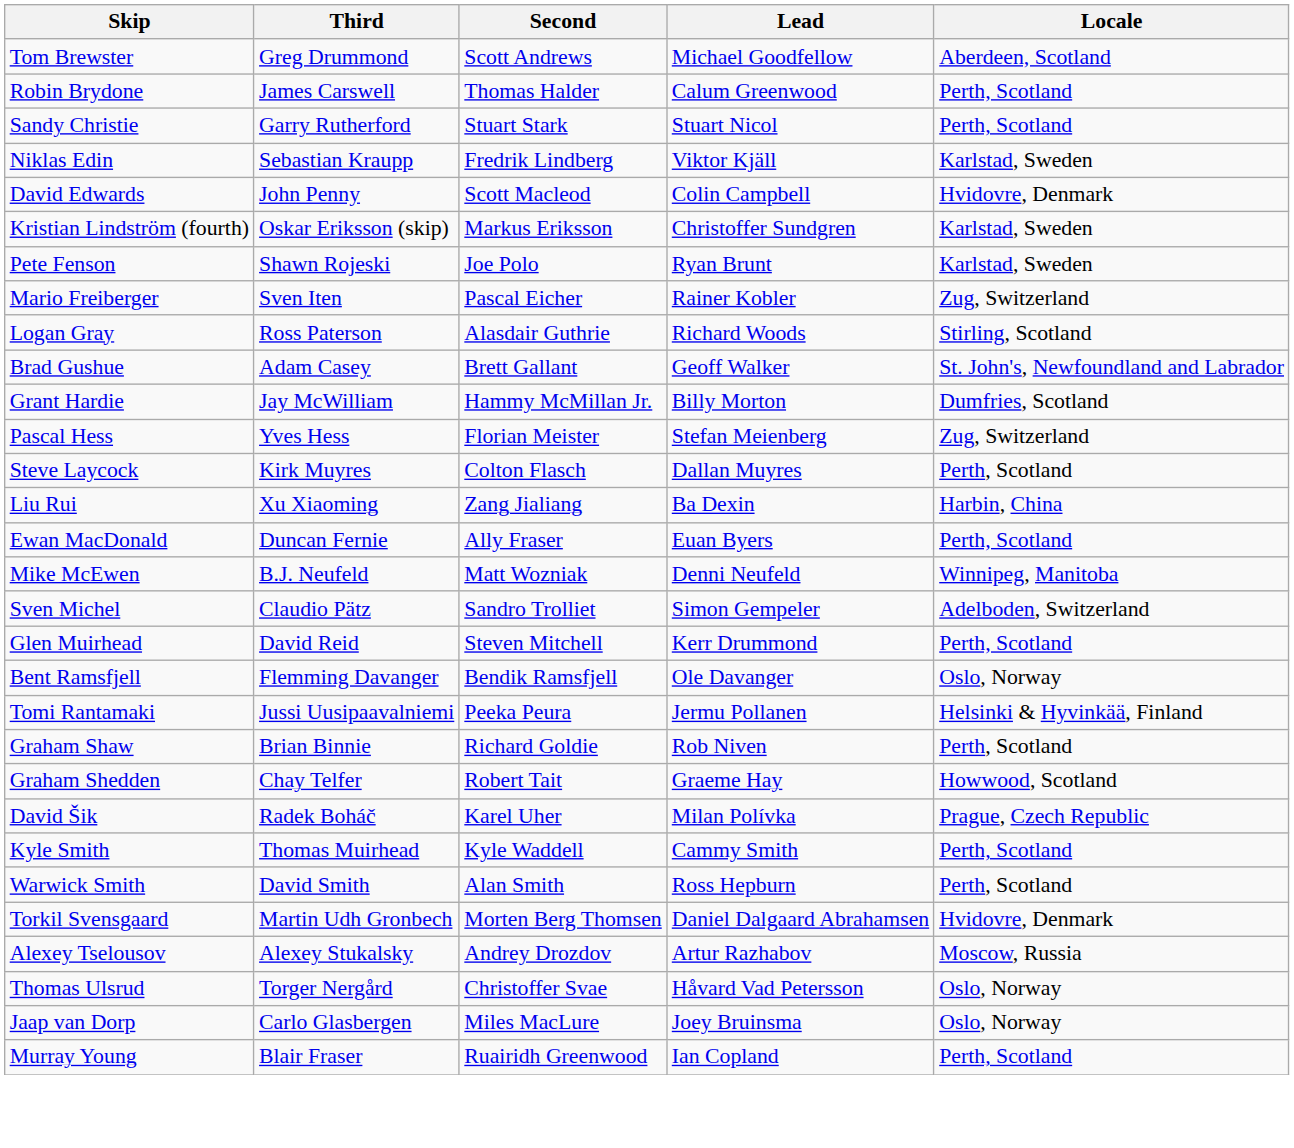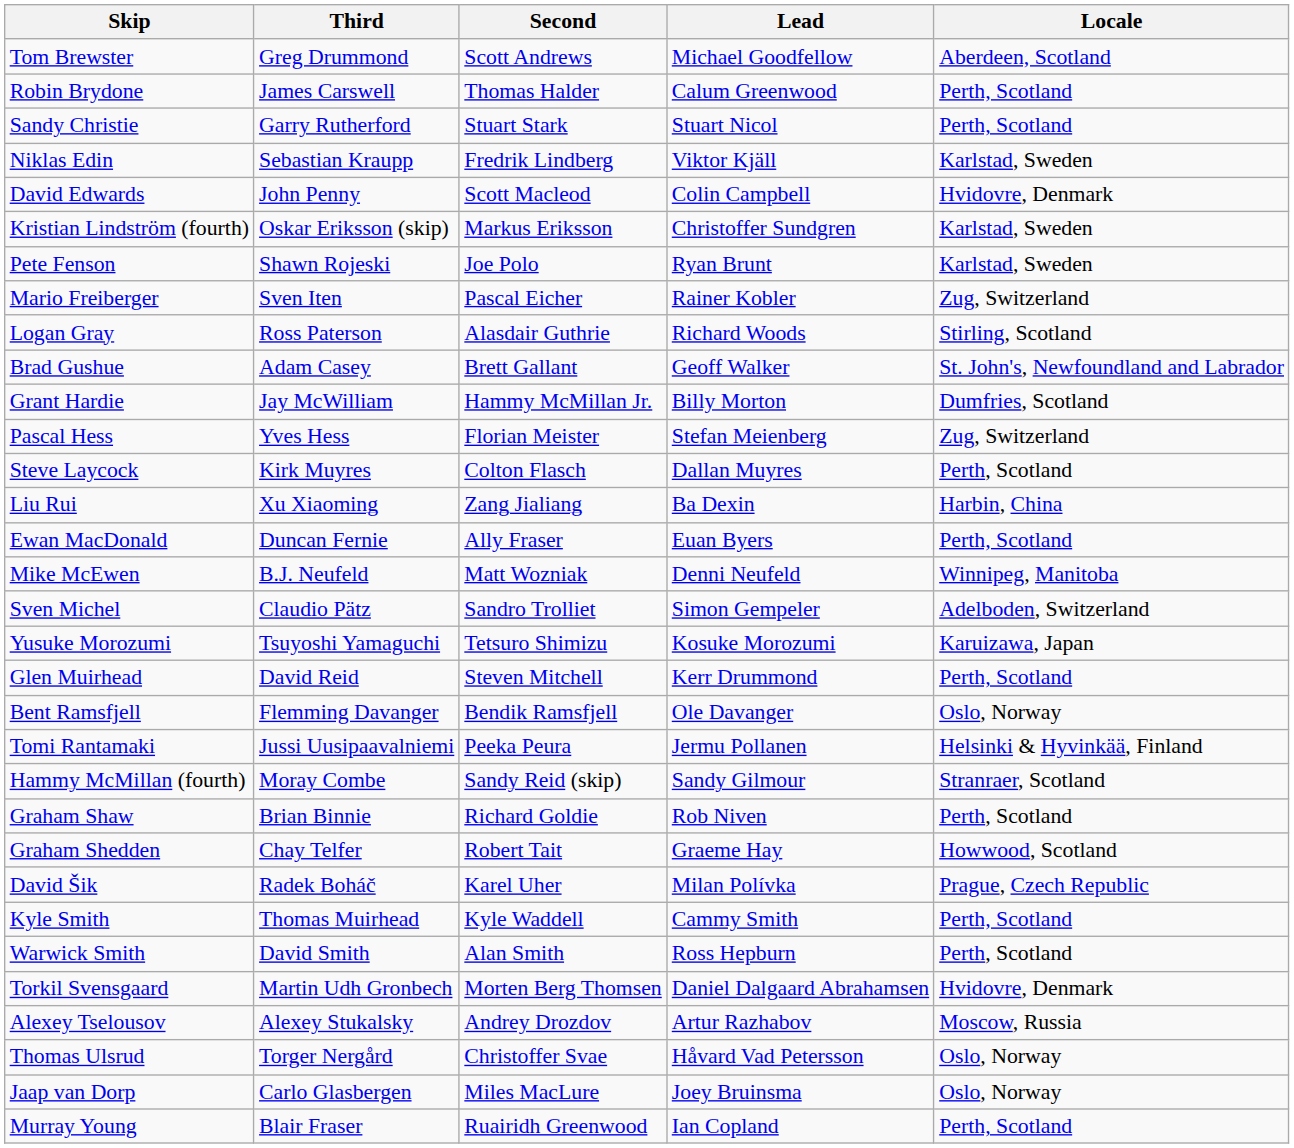+ row: (90, 642)
+ row: (128, 780)
